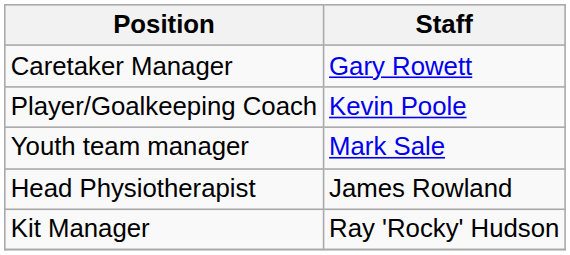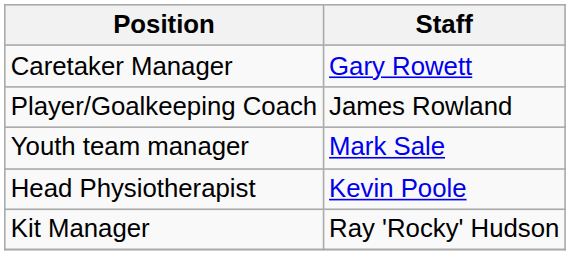(398, 106) Kevin Poole -> (421, 106) James Rowland
(421, 188) James Rowland -> (398, 188) Kevin Poole
